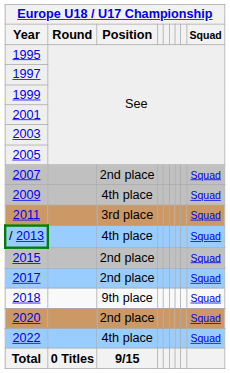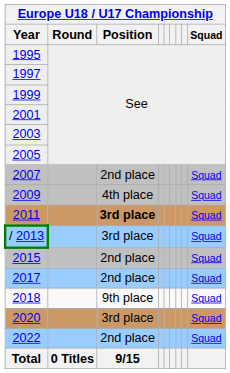(127, 215) normal -> (128, 215) bold
(127, 236) 4th place -> (128, 236) 3rd place
(127, 318) 2nd place -> (128, 318) 3rd place
(127, 338) 4th place -> (128, 338) 2nd place
